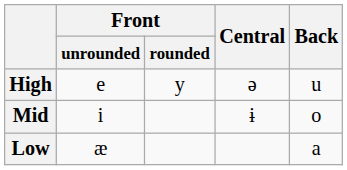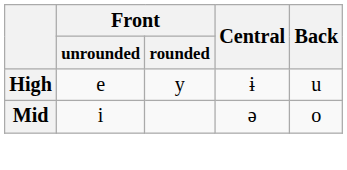(252, 84) ə -> (252, 84) ɨ
(252, 116) ɨ -> (252, 116) ə
- row: (31, 148)
